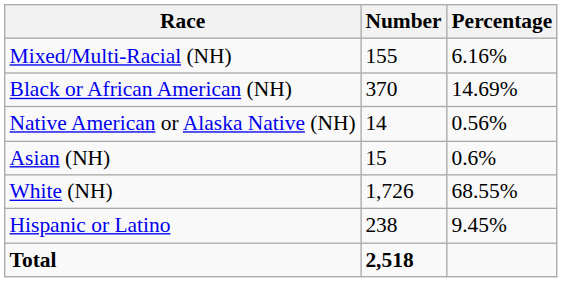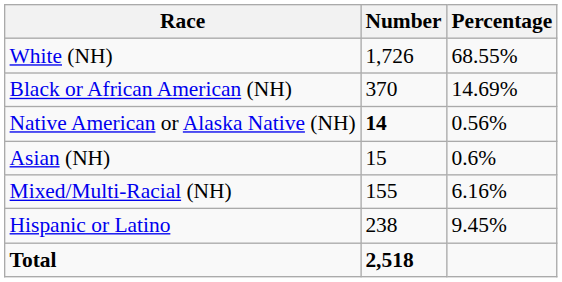rows swapped: (61, 191) <-> (121, 55)
(376, 123) normal -> (376, 123) bold
